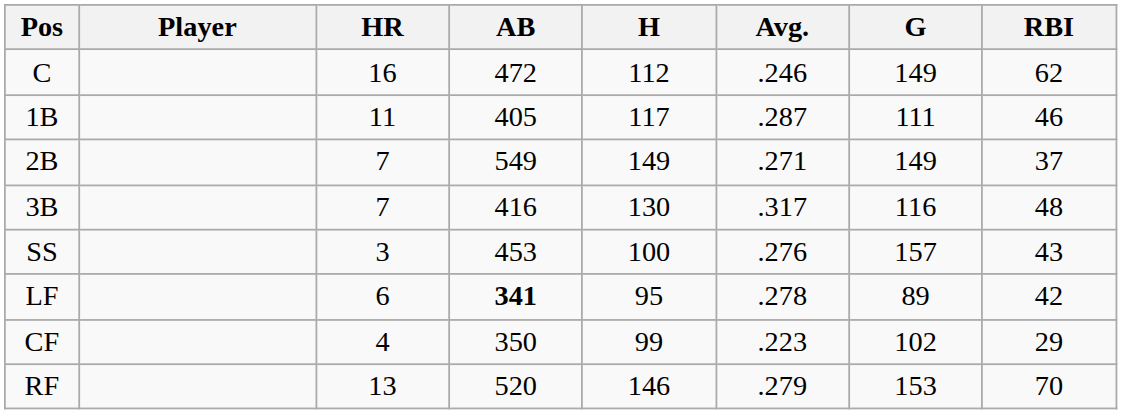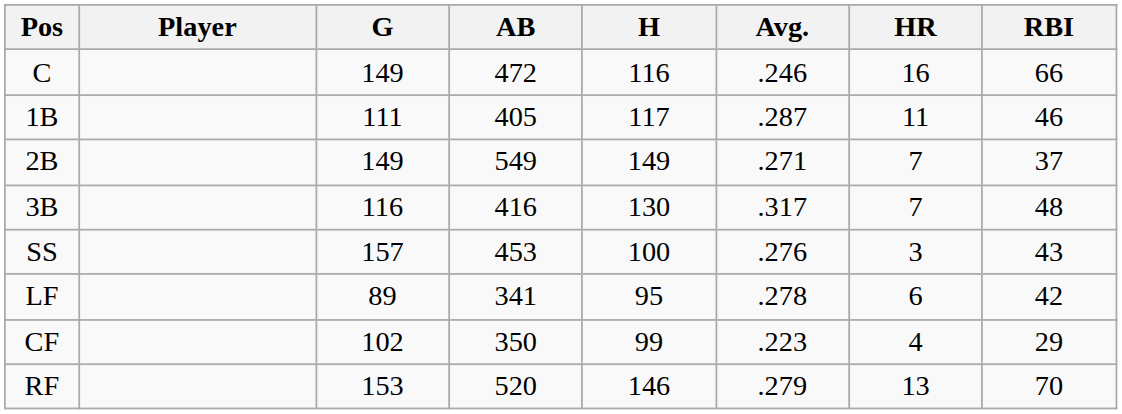columns swapped: (916, 26) <-> (382, 26)
(649, 71) 112 -> (649, 71) 116
(1049, 71) 62 -> (1049, 71) 66
(516, 296) bold -> (516, 296) normal
